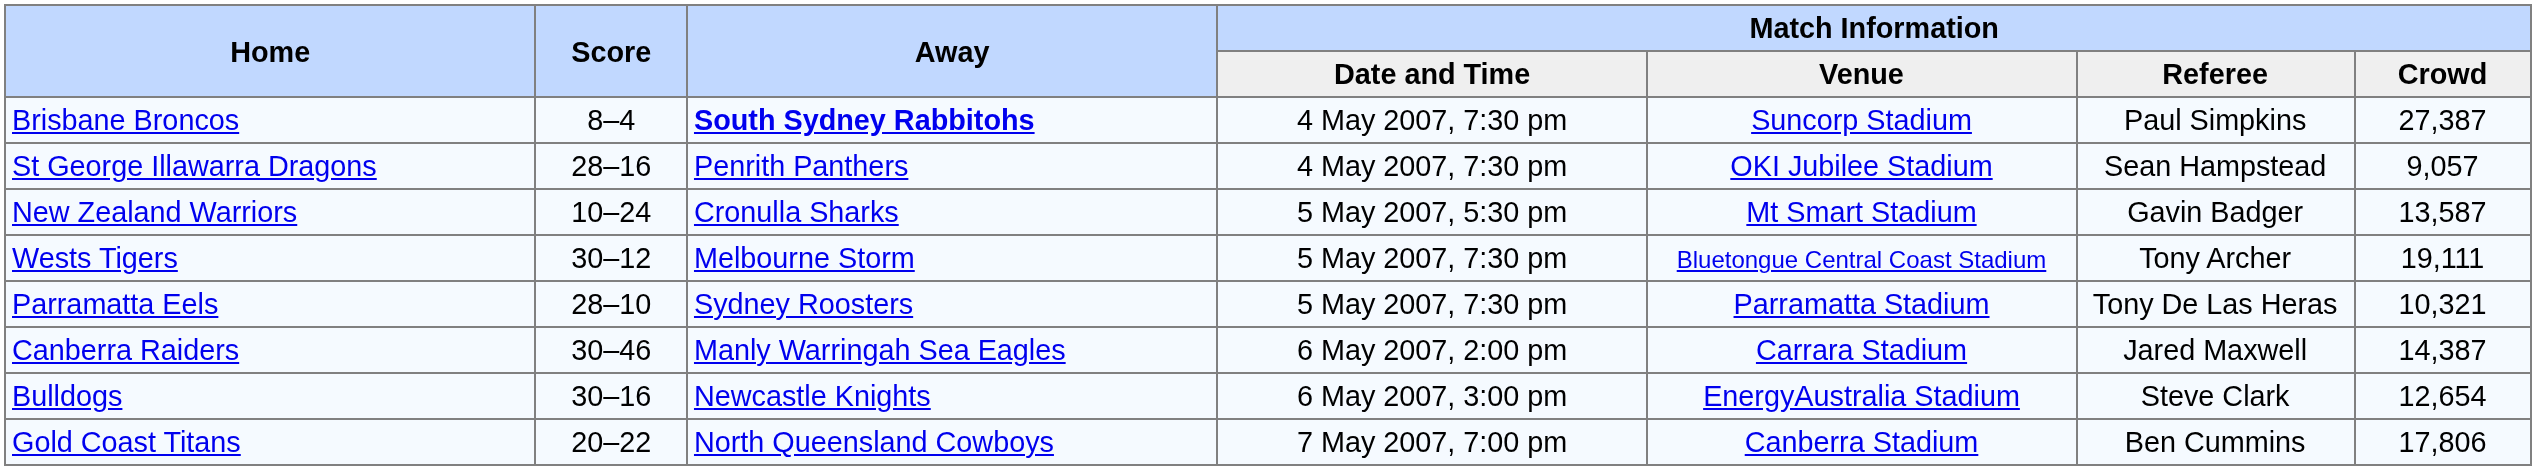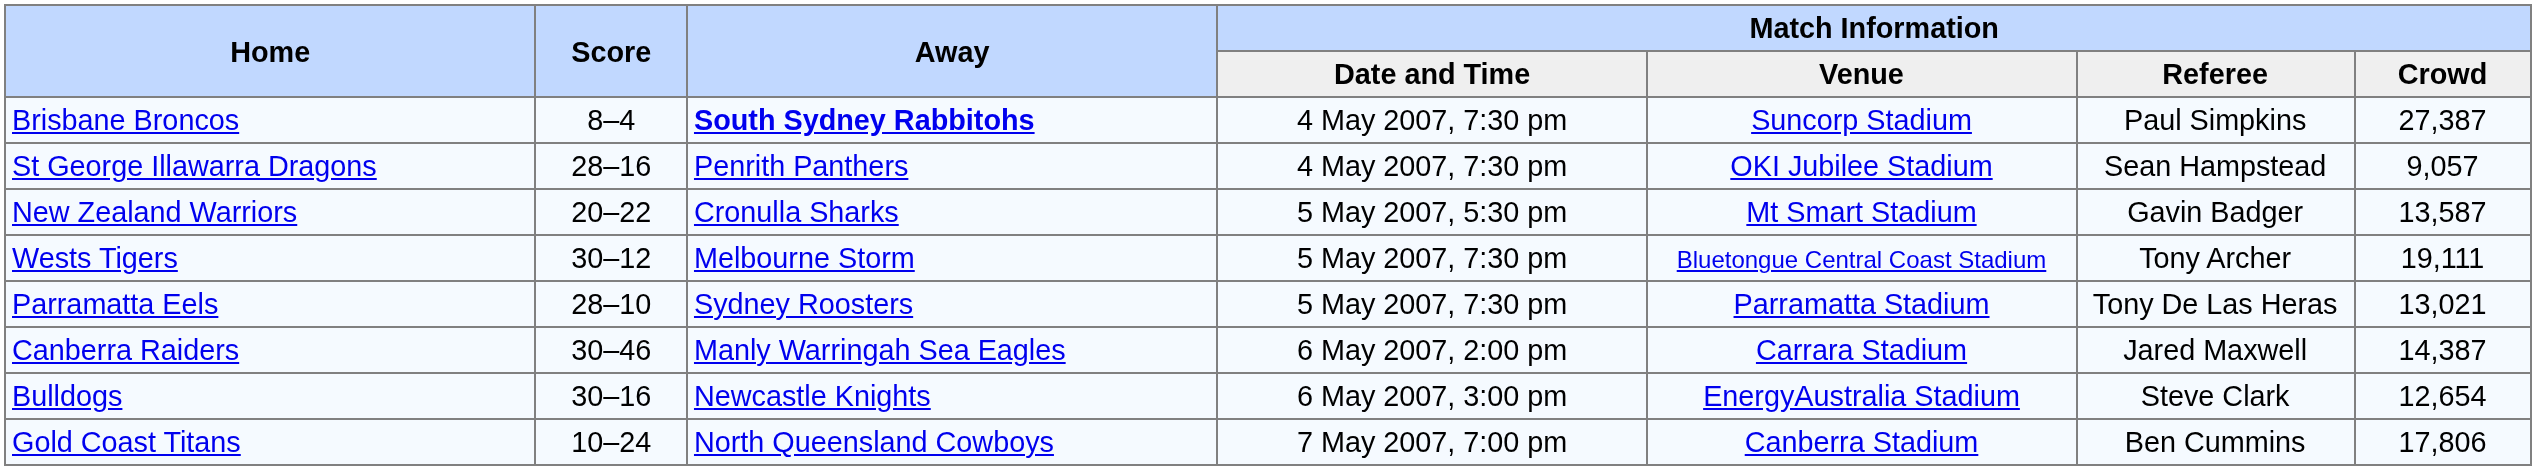(611, 212) 10–24 -> (611, 212) 20–22
(2443, 304) 10,321 -> (2443, 304) 13,021
(611, 442) 20–22 -> (611, 442) 10–24
